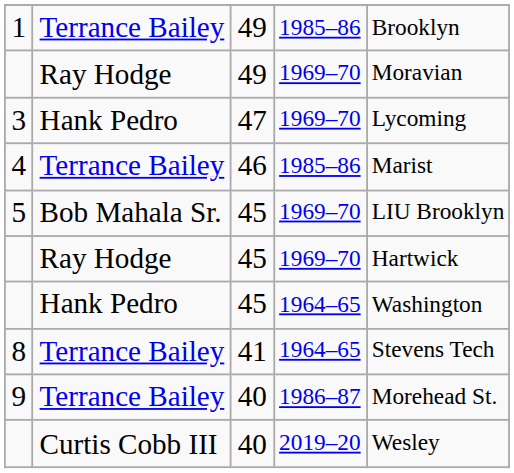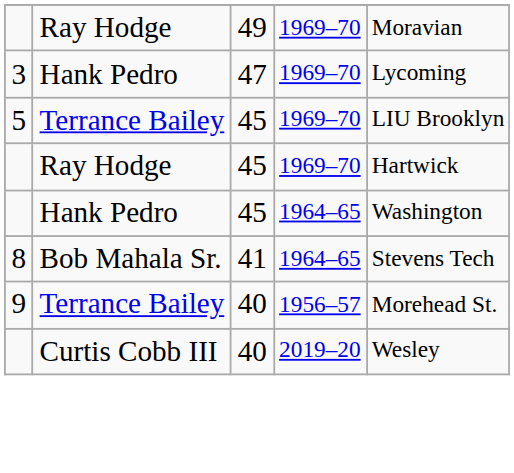- row: (19, 27)
- row: (19, 166)
(131, 212) Bob Mahala Sr. -> (132, 119) Terrance Bailey
(132, 350) Terrance Bailey -> (131, 258) Bob Mahala Sr.
(320, 397) 1986–87 -> (320, 304) 1956–57
